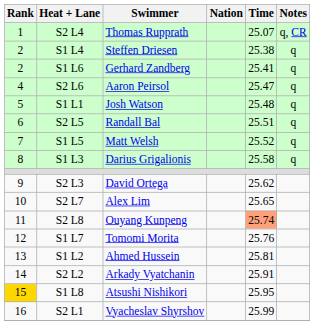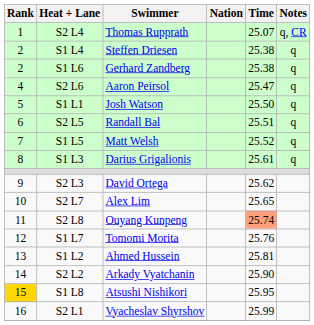(261, 68) 25.41 -> (261, 68) 25.38
(261, 104) 25.48 -> (261, 104) 25.50
(261, 159) 25.58 -> (261, 159) 25.61
(261, 274) 25.91 -> (261, 274) 25.90
